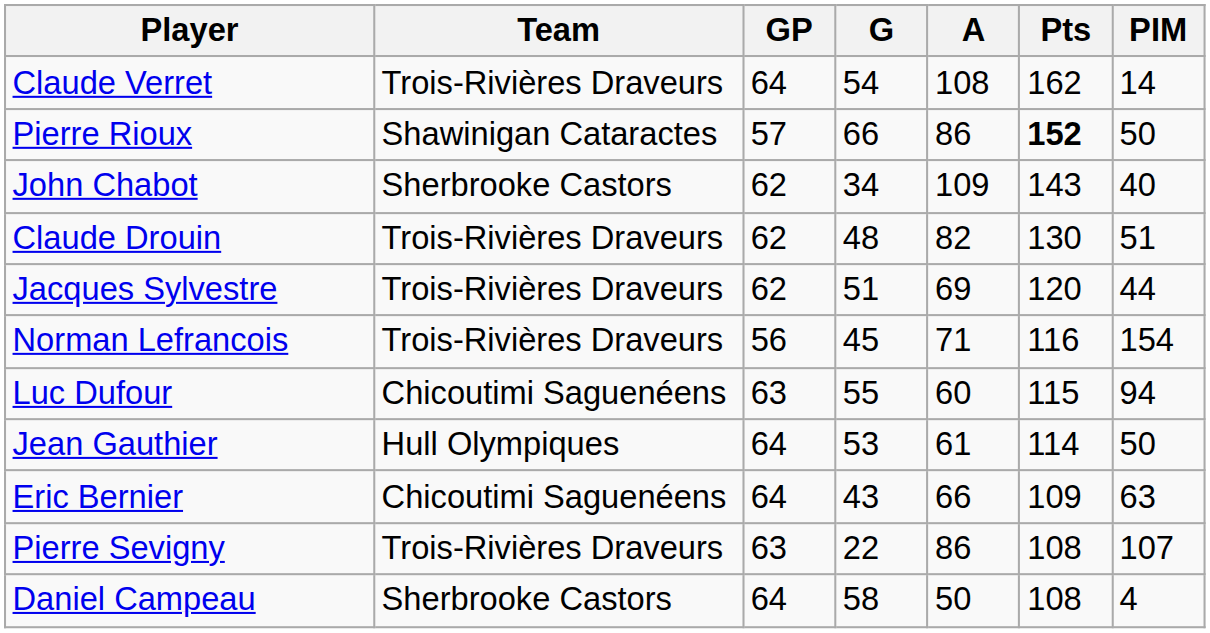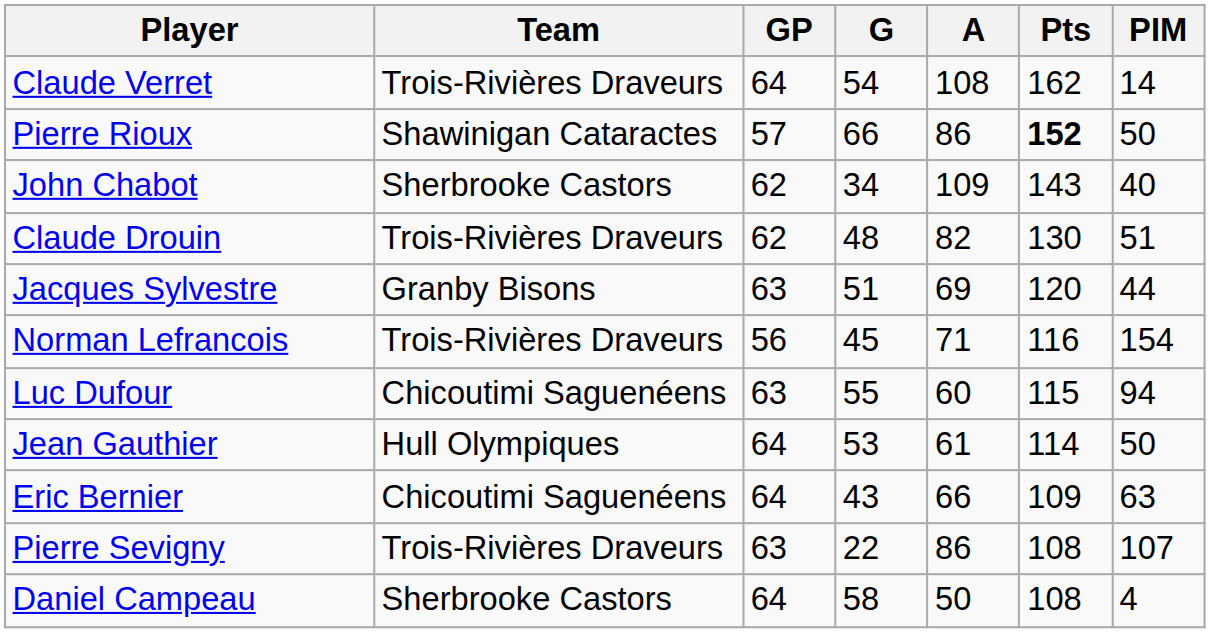(552, 289) Trois-Rivières Draveurs -> (489, 289) Granby Bisons
(769, 289) 62 -> (769, 289) 63
